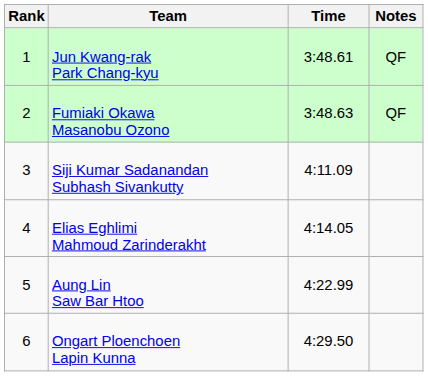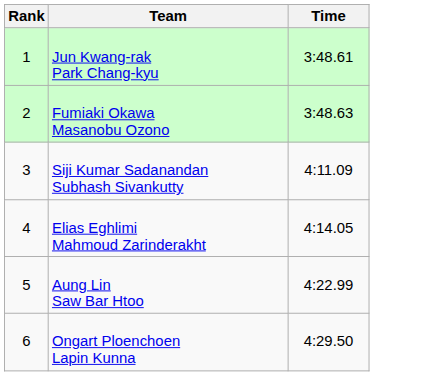- column: (396, 16)
